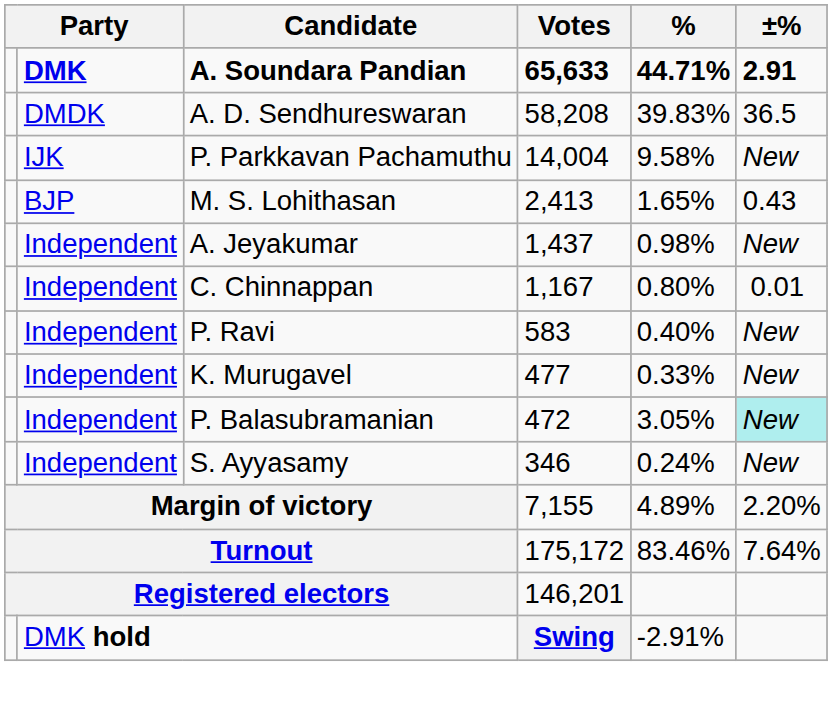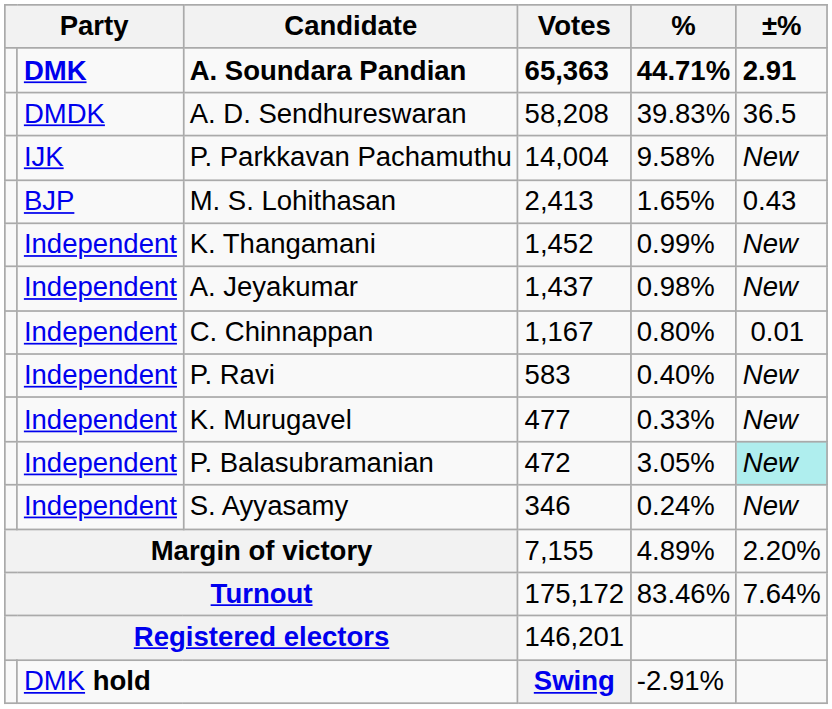(567, 69) 65,633 -> (567, 69) 65,363
+ row: (283, 244)
